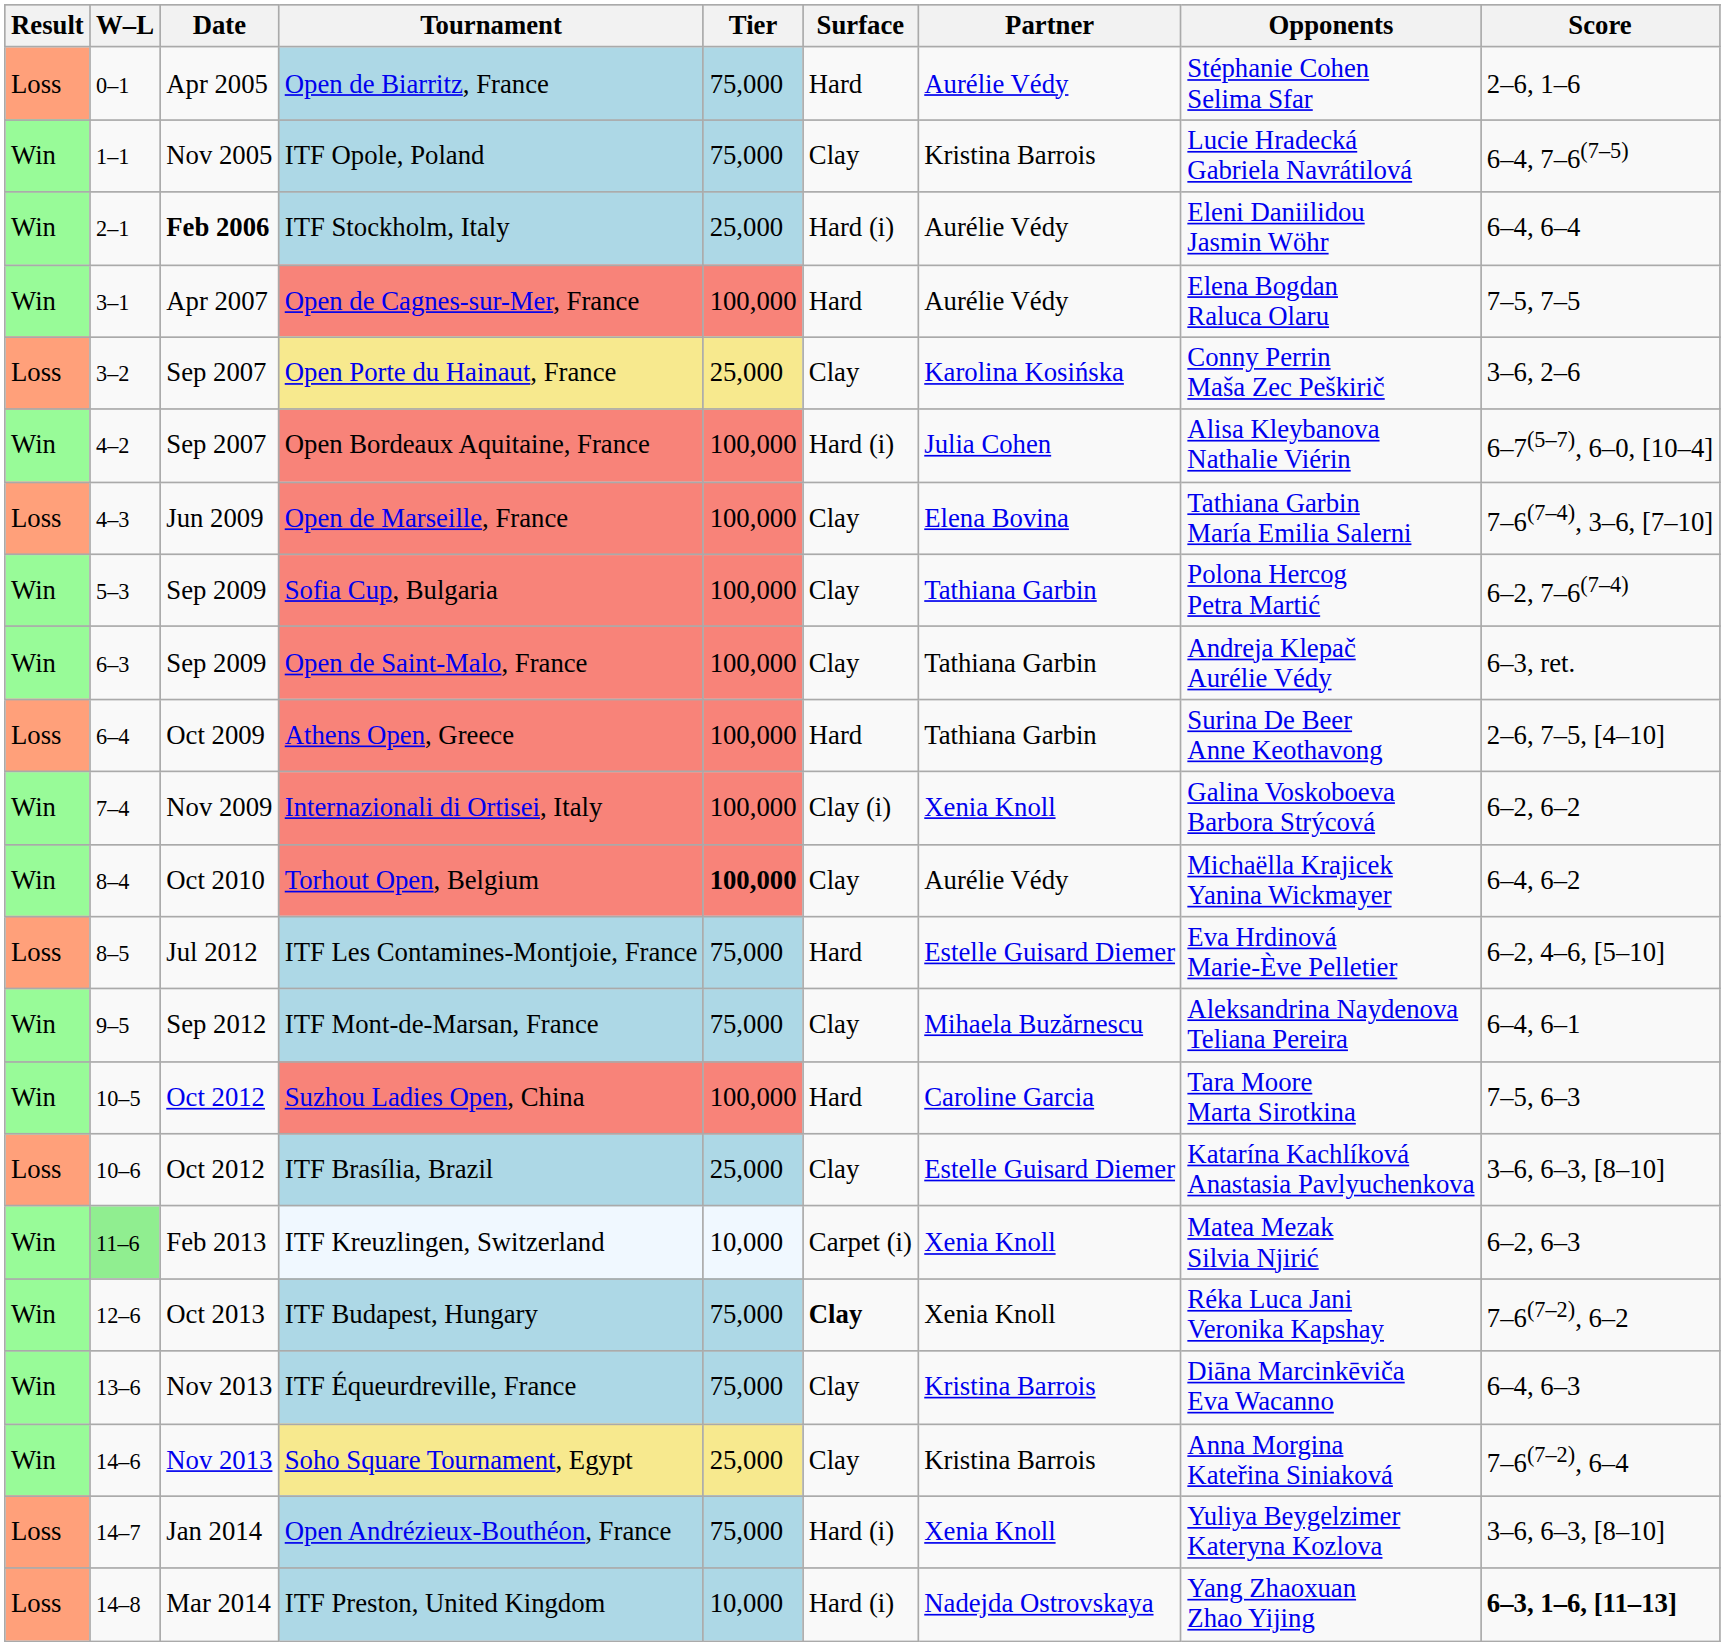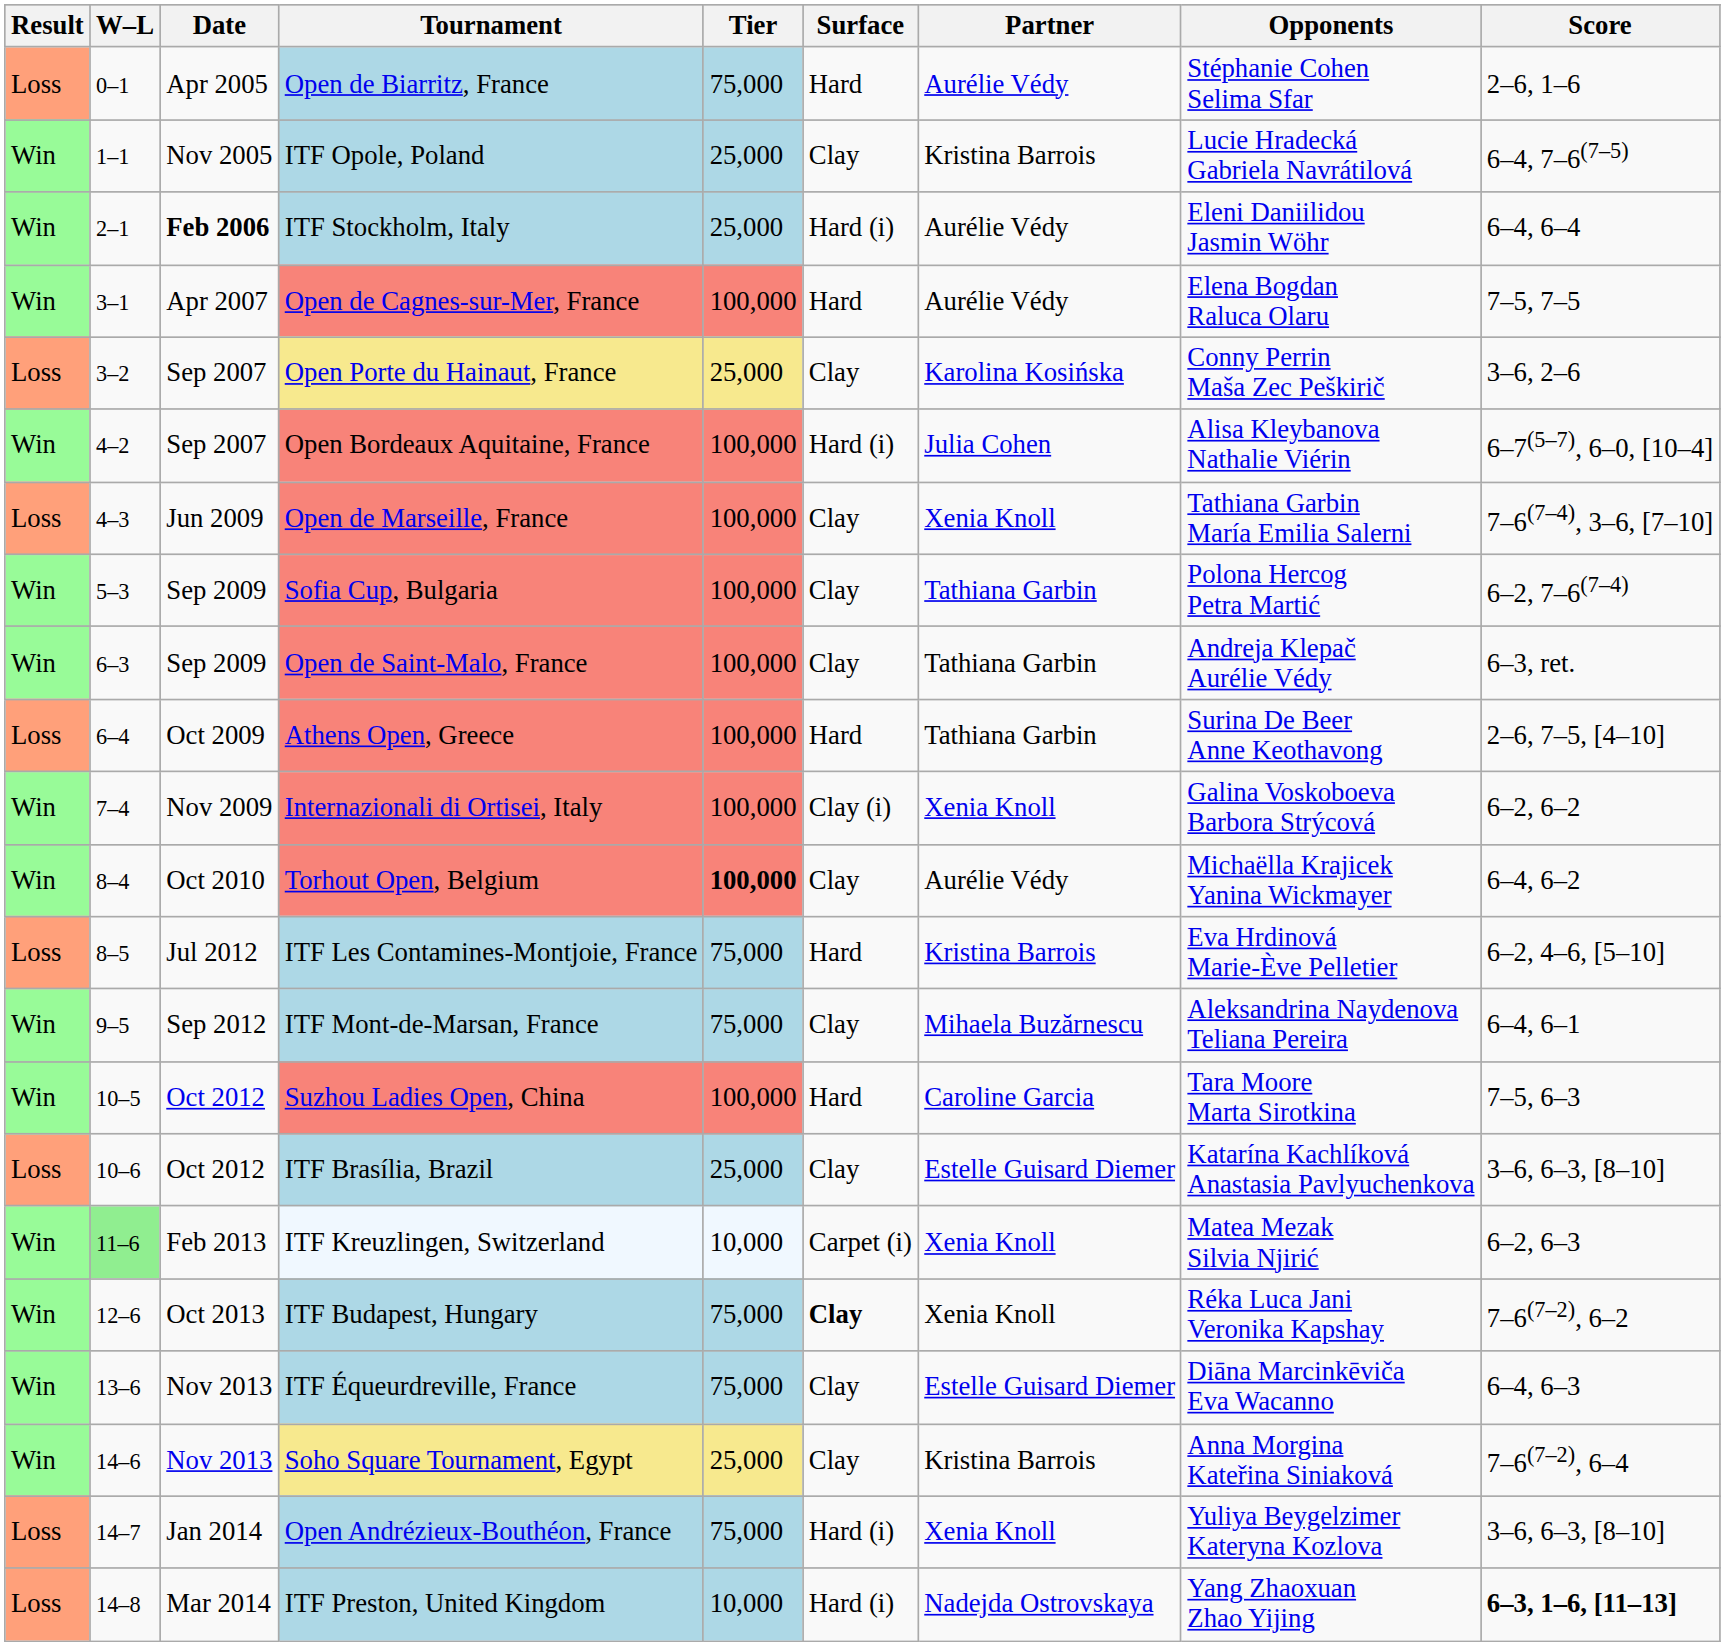(746, 155) 75,000 -> (746, 155) 25,000
(997, 517) Elena Bovina -> (990, 517) Xenia Knoll
(1050, 952) Estelle Guisard Diemer -> (1010, 952) Kristina Barrois
(1010, 1386) Kristina Barrois -> (1050, 1386) Estelle Guisard Diemer
